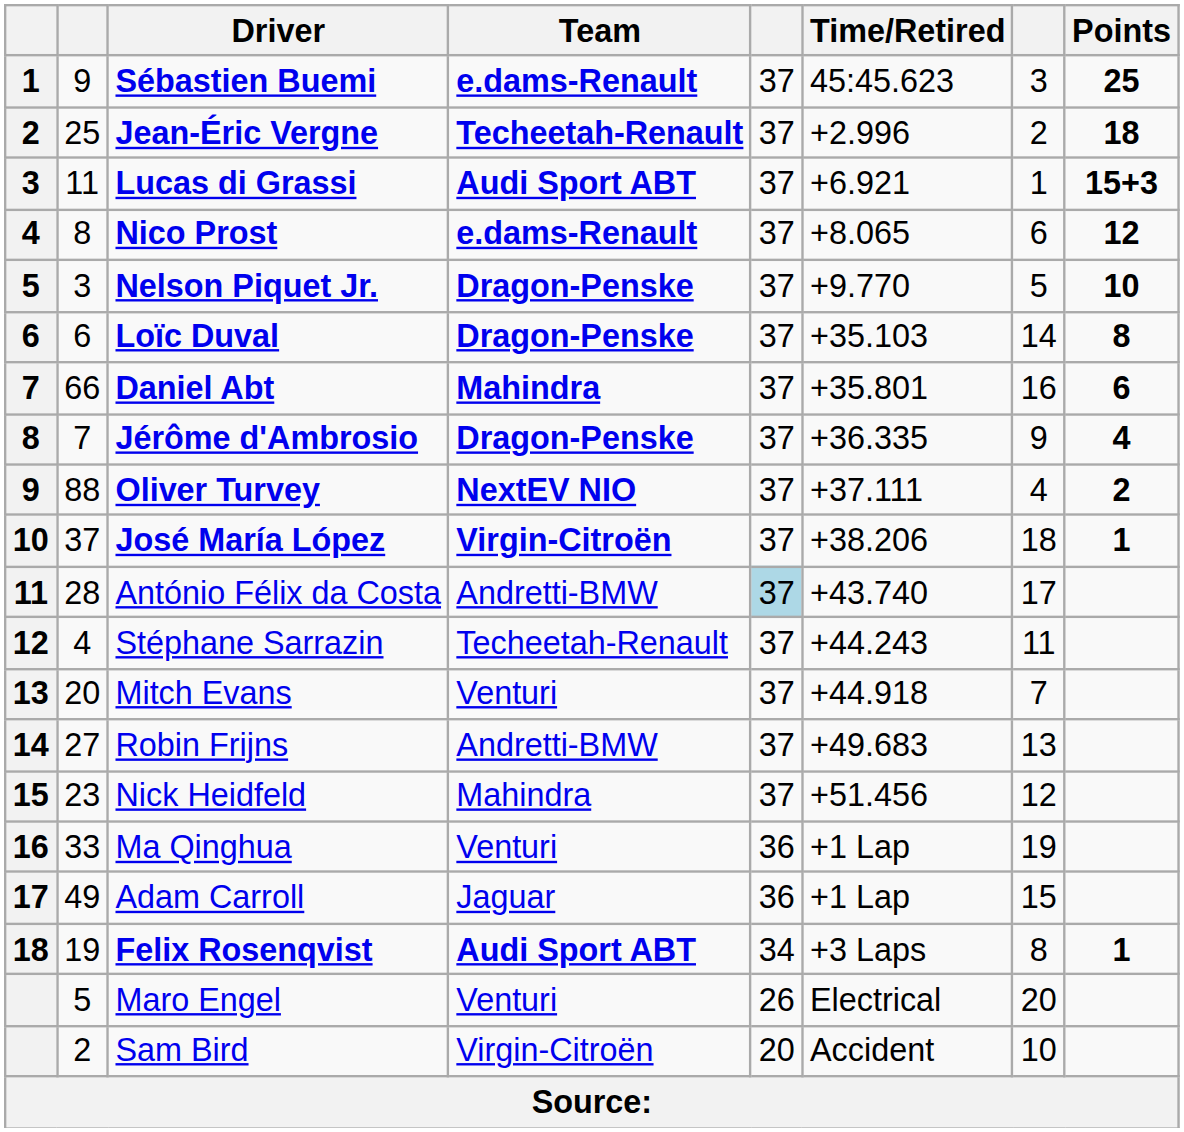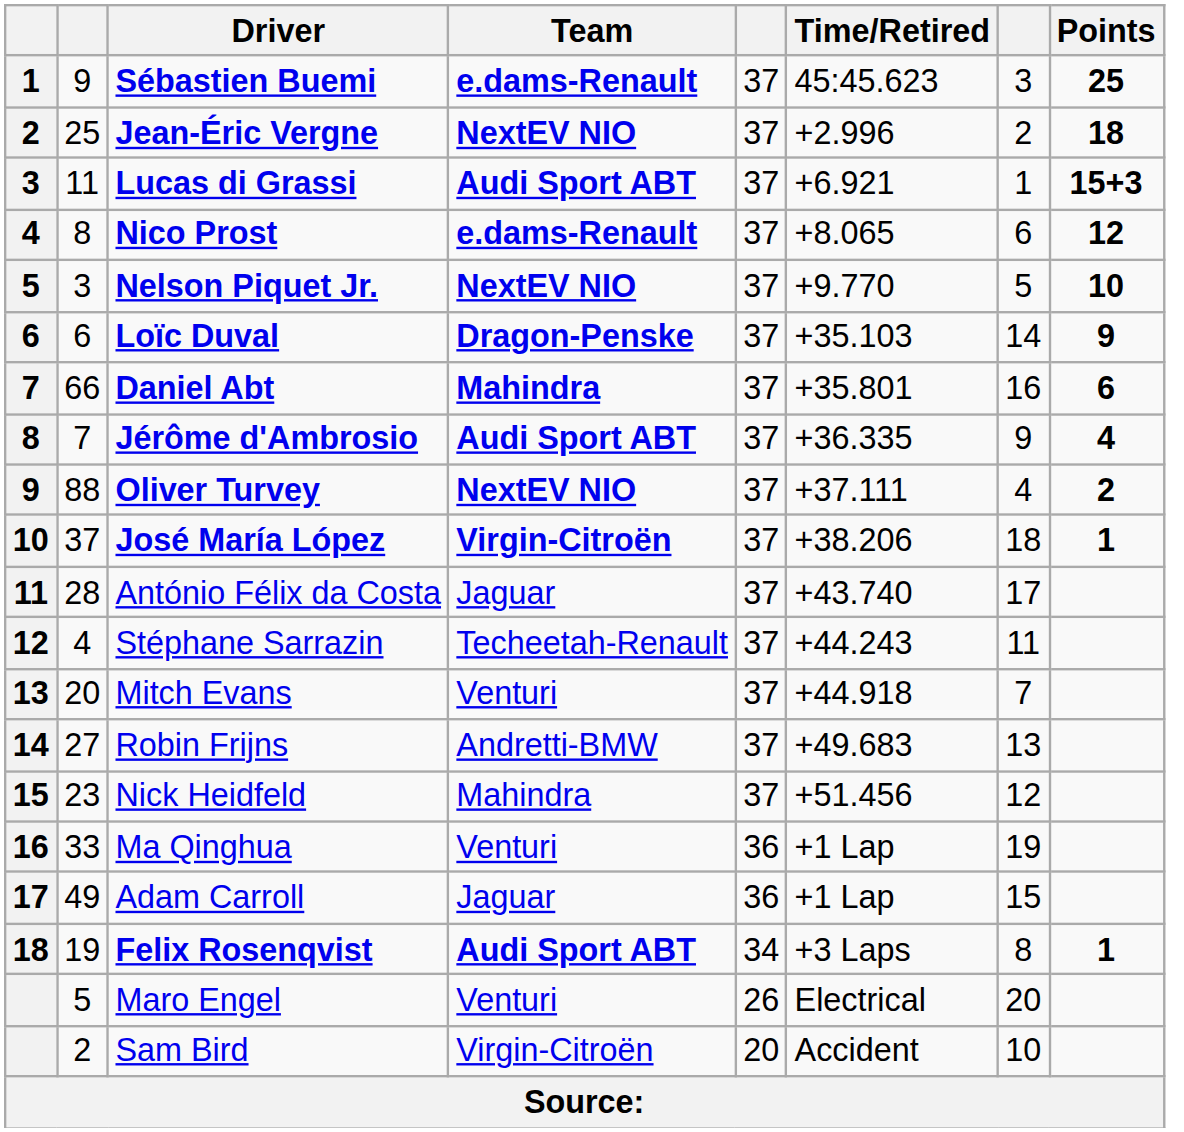(600, 132) Techeetah-Renault -> (546, 132) NextEV NIO
(575, 285) Dragon-Penske -> (546, 285) NextEV NIO
(1121, 336) 8 -> (1106, 336) 9
(575, 438) Dragon-Penske -> (576, 438) Audi Sport ABT
(557, 592) Andretti-BMW -> (506, 592) Jaguar
(777, 592) lightblue background -> (761, 592) no background
